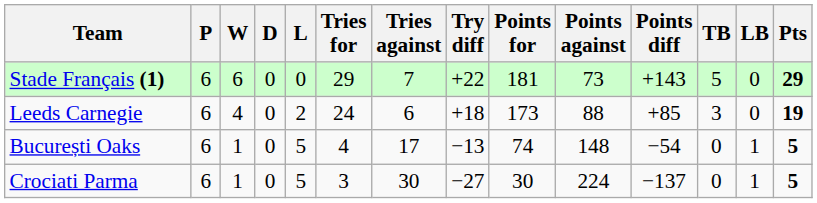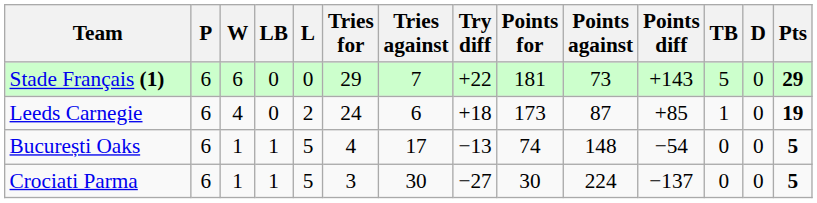columns swapped: (270, 33) <-> (755, 33)
(593, 112) 88 -> (601, 112) 87
(716, 112) 3 -> (724, 112) 1
